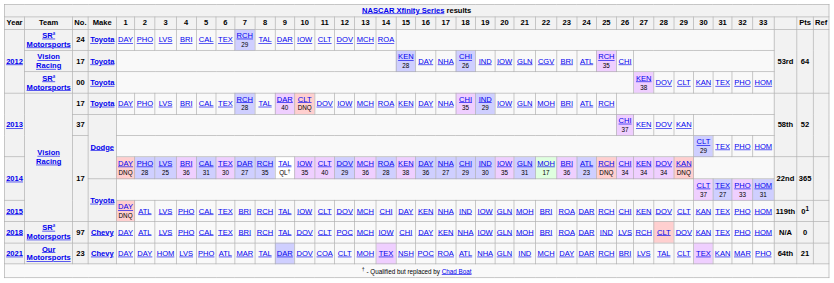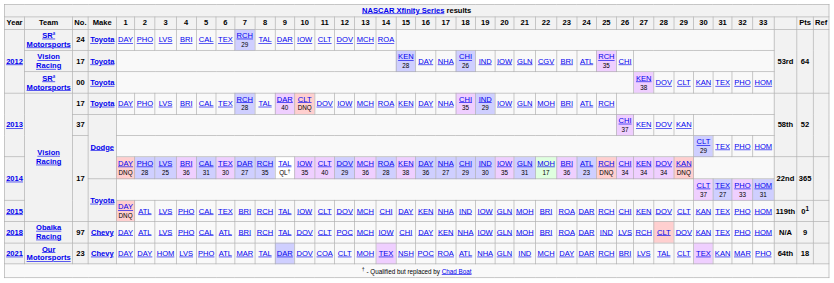(49, 232) SR² Motorsports -> (49, 232) Obaika Racing
(225, 232) TEX -> (225, 232) ATL
(805, 232) 0 -> (805, 232) 9
(805, 254) 21 -> (805, 254) 18
